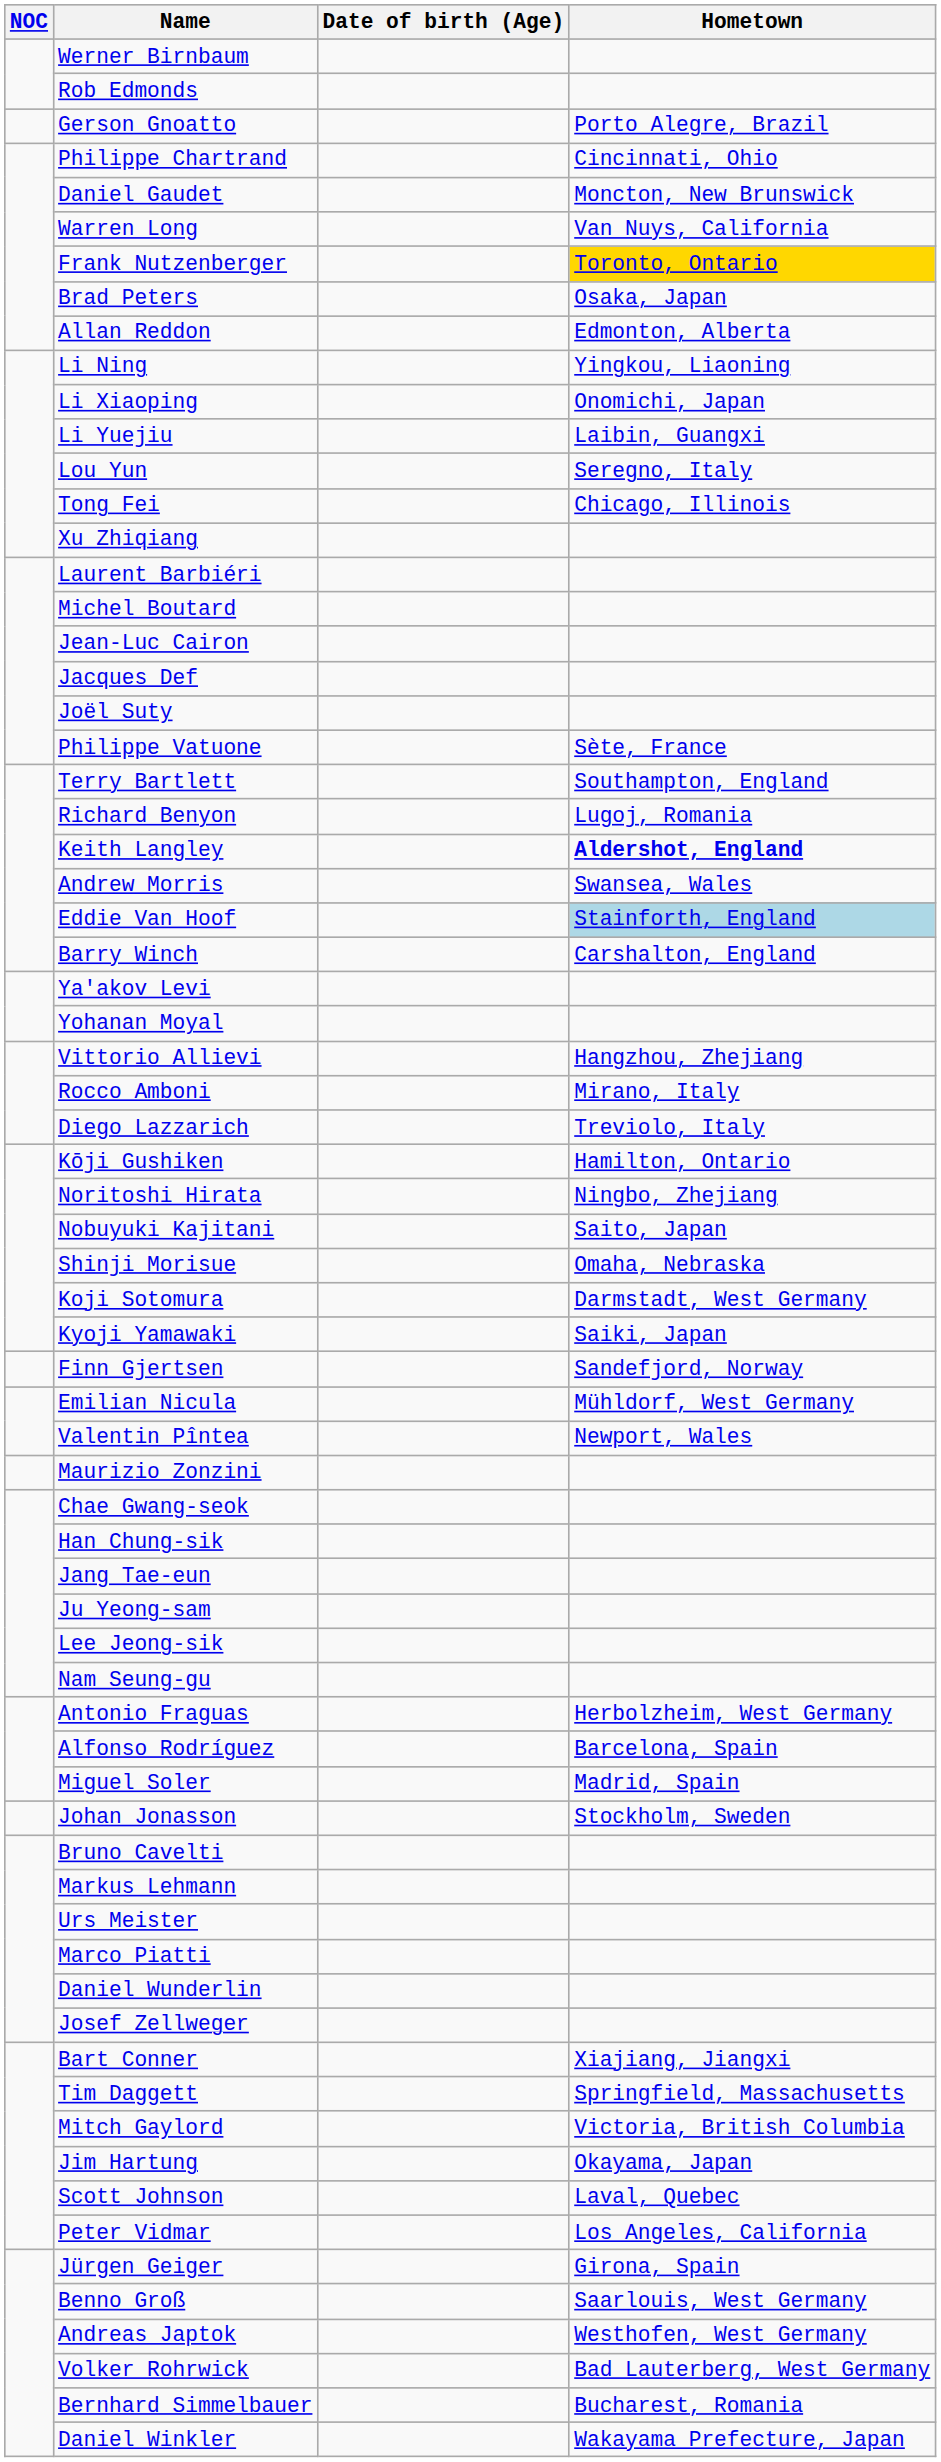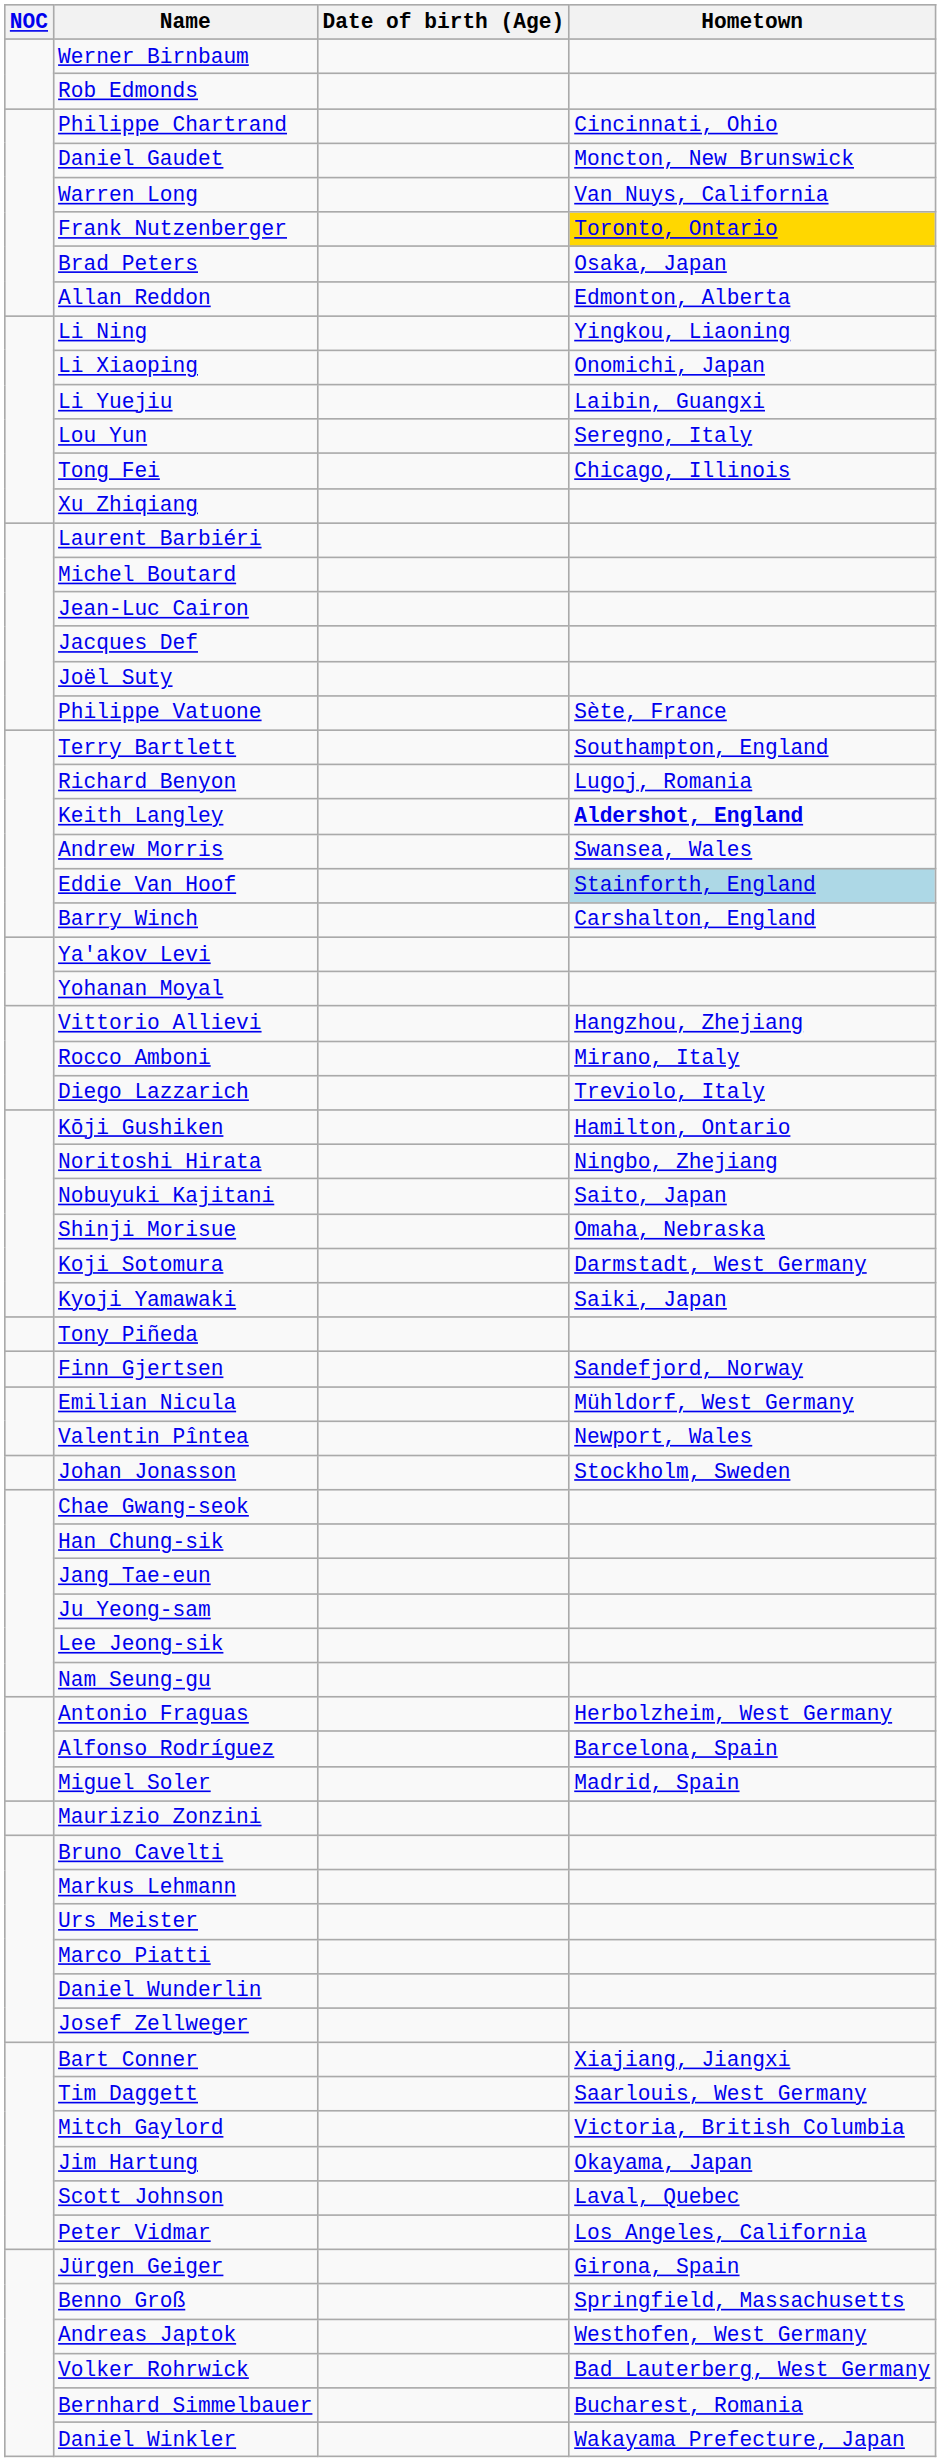- row: (147, 126)
+ row: (128, 1334)
rows swapped: (160, 1473) <-> (147, 1818)
(740, 2094) Springfield, Massachusetts -> (720, 2094) Saarlouis, West Germany
(720, 2301) Saarlouis, West Germany -> (740, 2301) Springfield, Massachusetts
